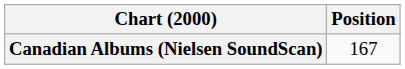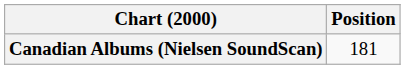(363, 49) 167 -> (363, 49) 181
